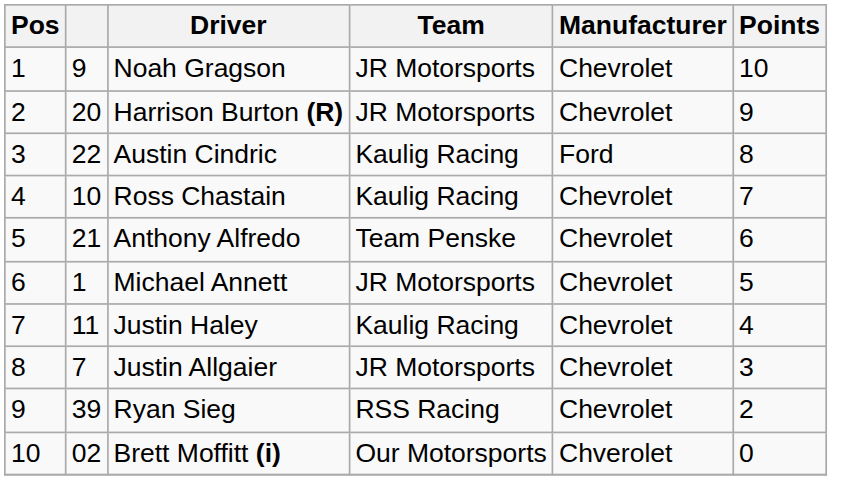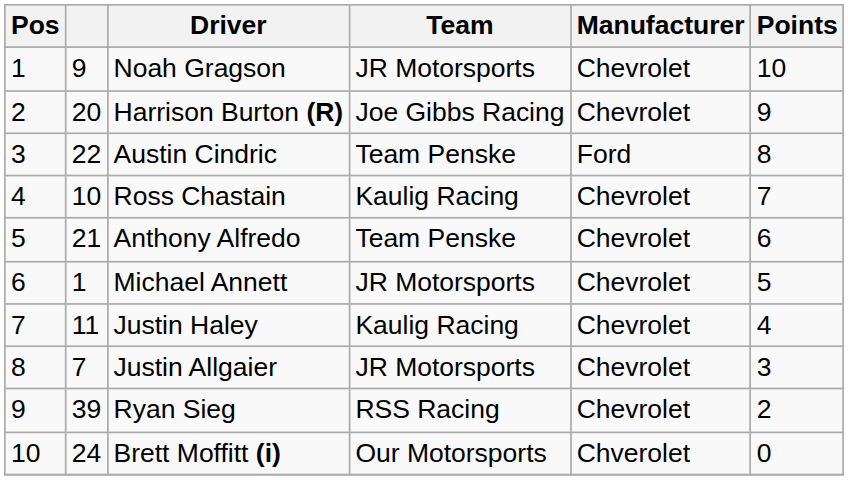(445, 110) JR Motorsports -> (460, 110) Joe Gibbs Racing
(437, 153) Kaulig Racing -> (436, 153) Team Penske
(87, 452) 02 -> (87, 452) 24
